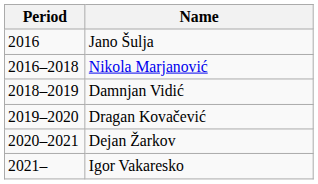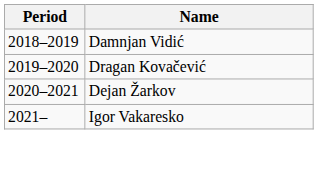- row: (121, 41)
- row: (148, 66)
